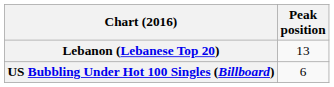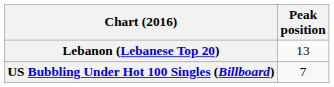(303, 72) 6 -> (303, 72) 7
